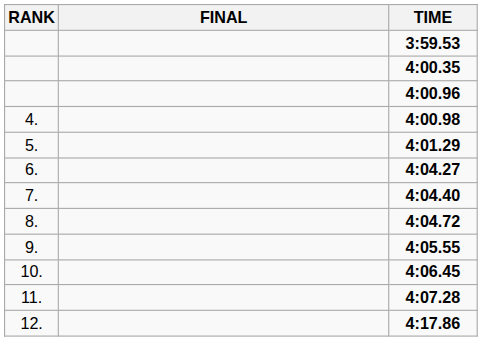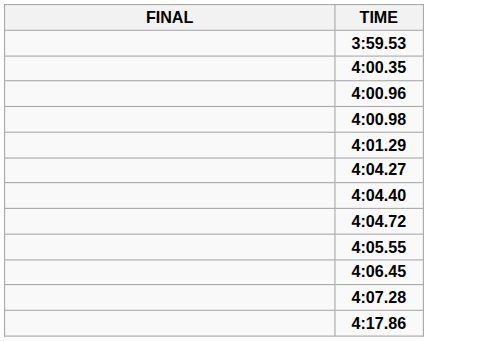- column: (32, 18)
